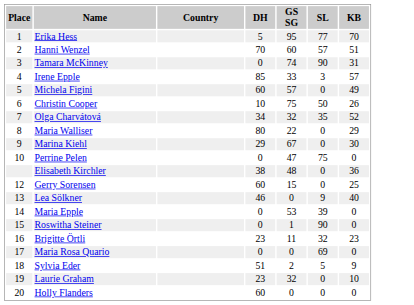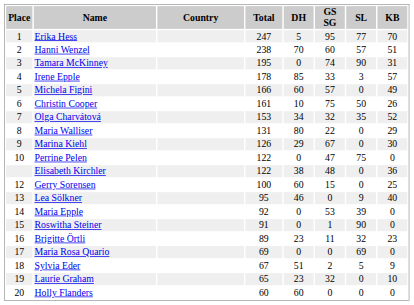+ column: (264, 17)
